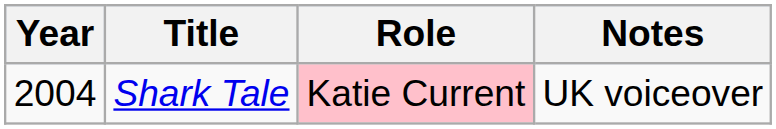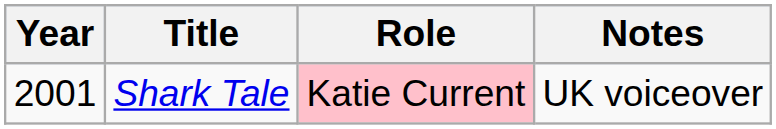(55, 92) 2004 -> (55, 92) 2001
